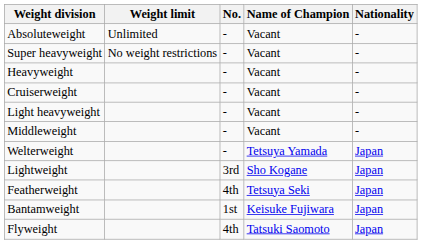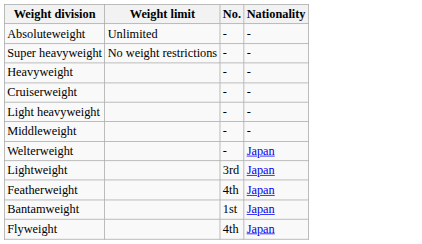- column: (298, 14)
